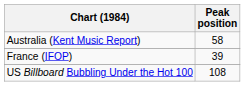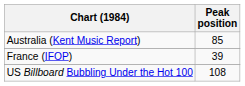(217, 40) 58 -> (217, 40) 85
